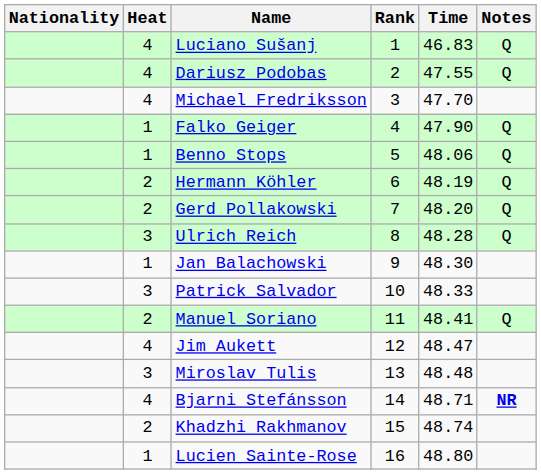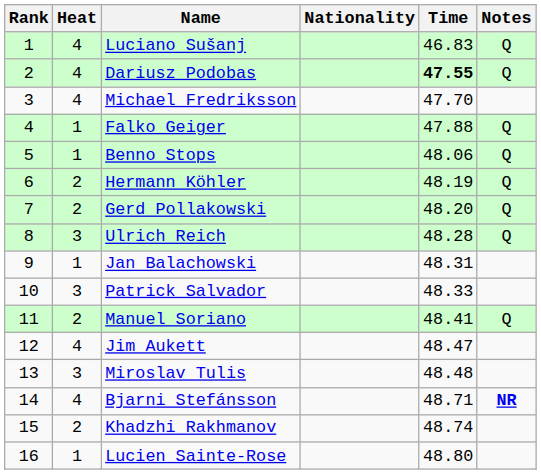columns swapped: (395, 18) <-> (64, 18)
(448, 73) normal -> (448, 73) bold
(448, 128) 47.90 -> (448, 128) 47.88
(448, 264) 48.30 -> (448, 264) 48.31
